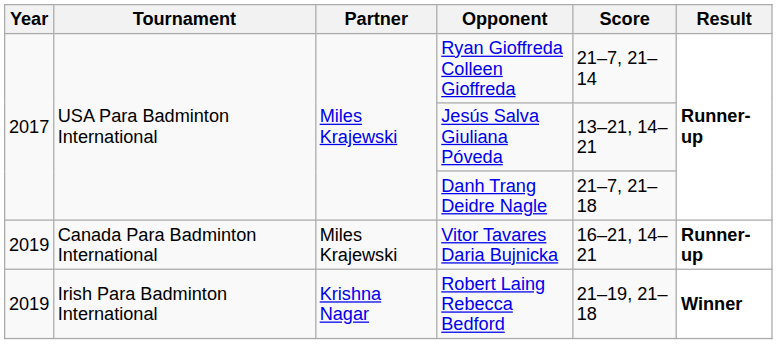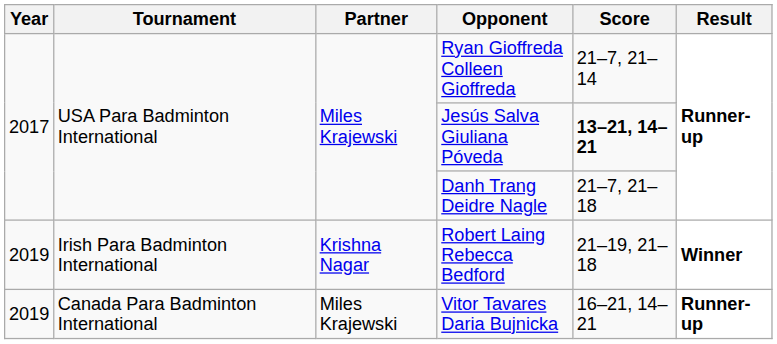(622, 137) normal -> (622, 137) bold
rows swapped: (500, 245) <-> (493, 304)
